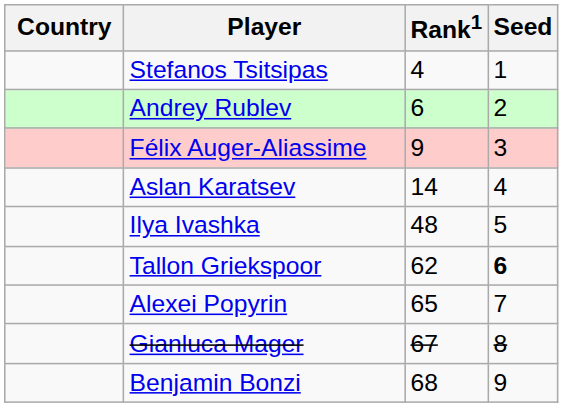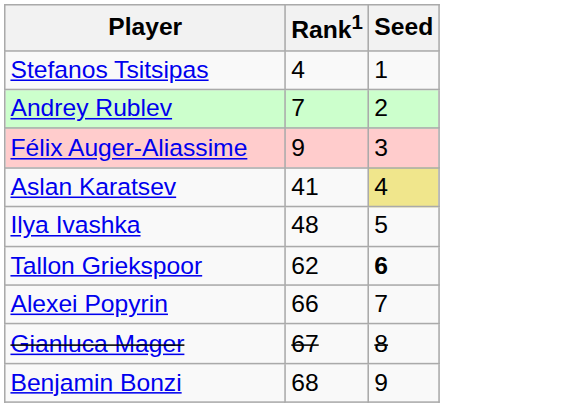- column: (64, 27)
(417, 108) 6 -> (298, 108) 7
(424, 187) 14 -> (305, 187) 41
(500, 187) no background -> (381, 187) khaki background
(424, 304) 65 -> (305, 304) 66
